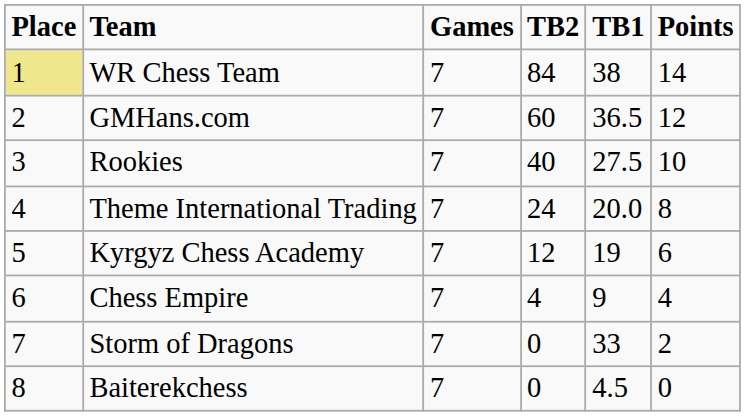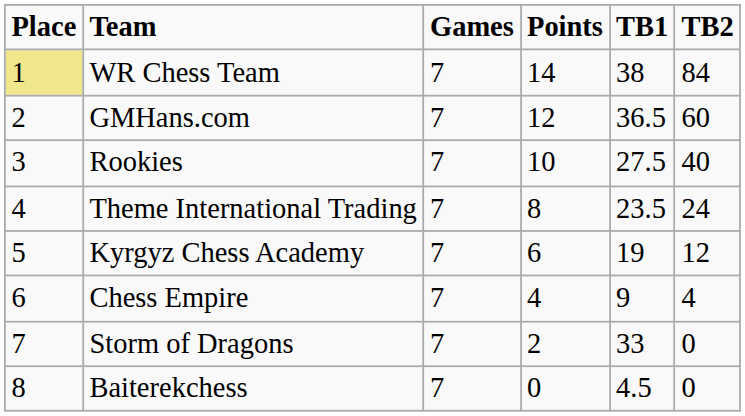columns swapped: (696, 27) <-> (553, 27)
(617, 207) 20.0 -> (641, 207) 23.5
